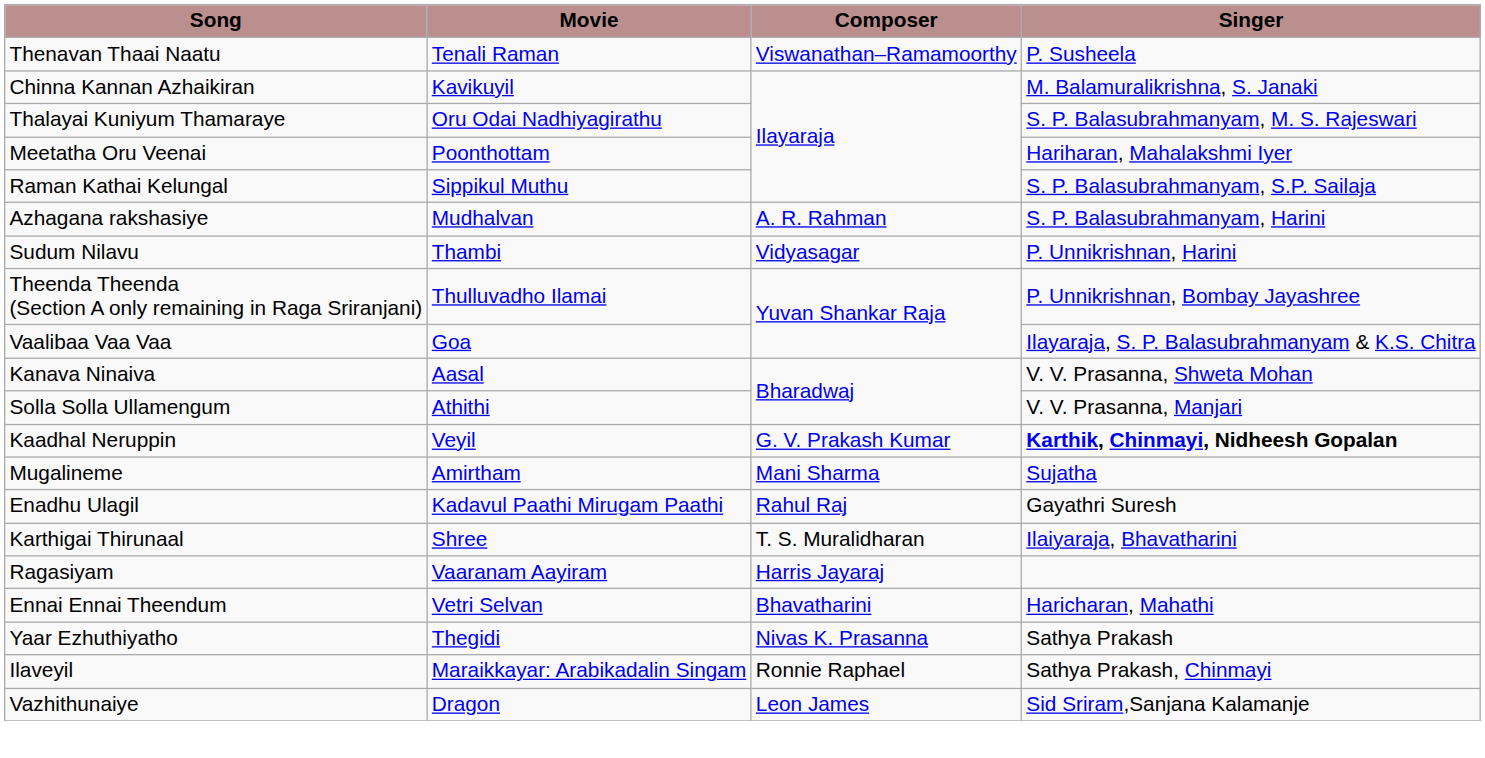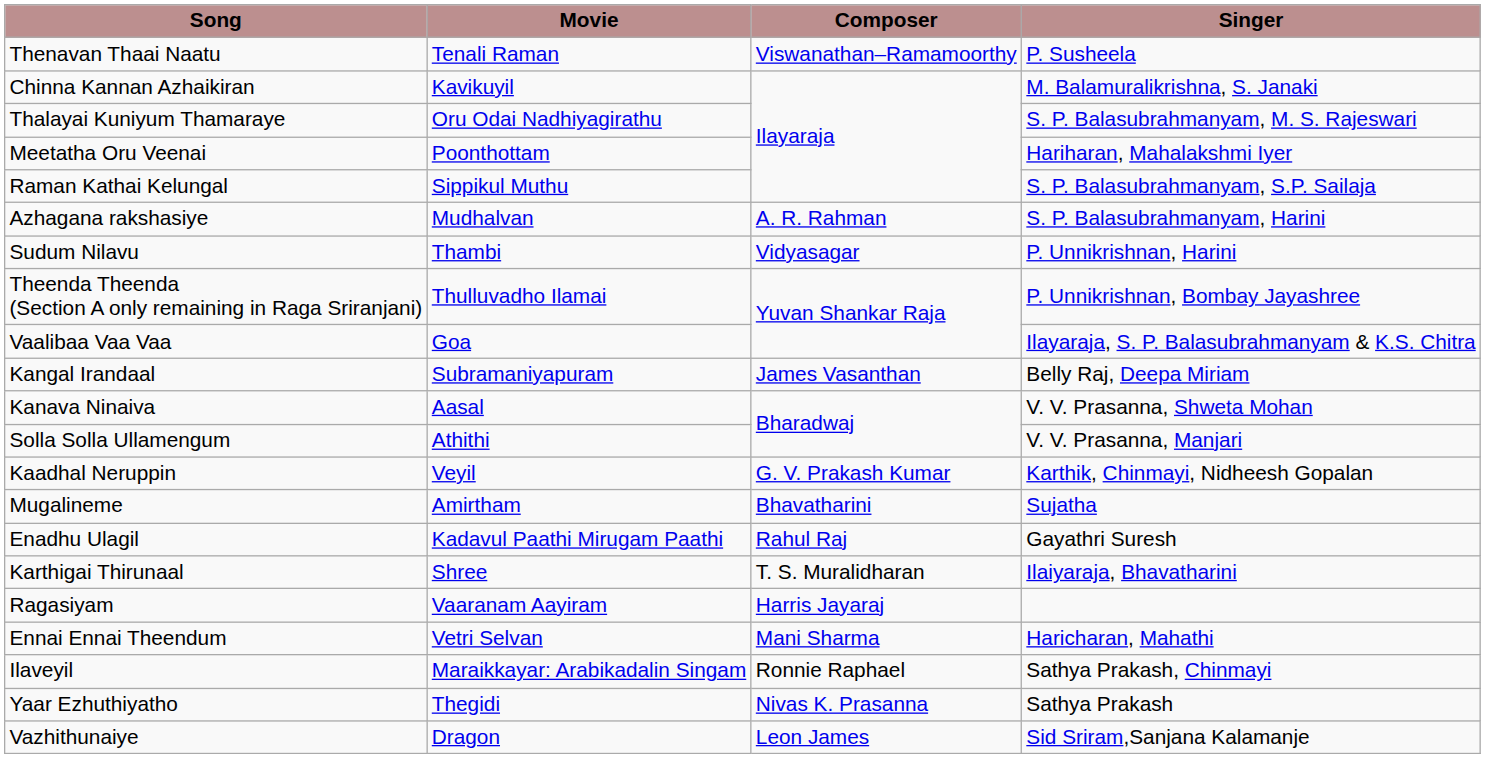+ row: (82, 374)
(1212, 440) bold -> (1200, 473) normal
(818, 473) Mani Sharma -> (814, 506) Bhavatharini
(814, 605) Bhavatharini -> (818, 638) Mani Sharma
rows swapped: (94, 638) <-> (41, 671)
